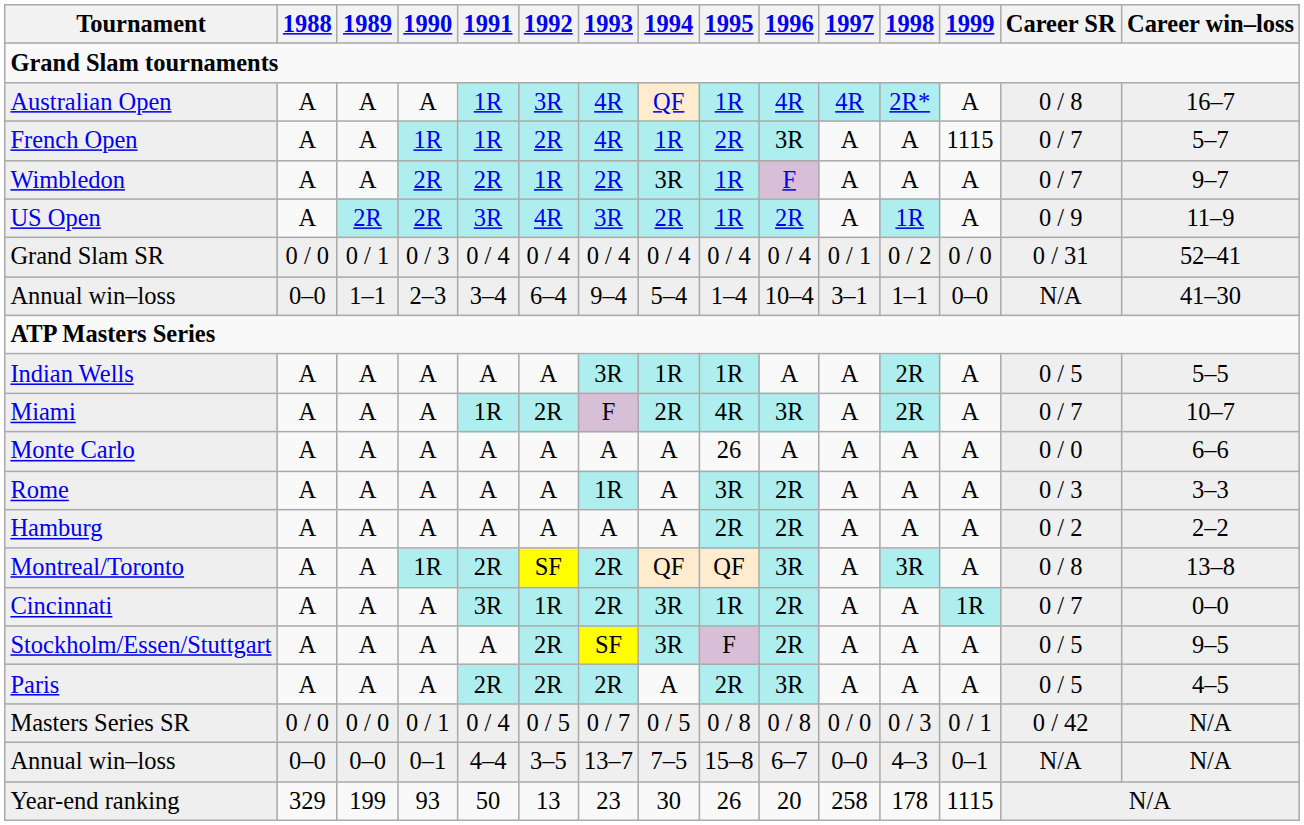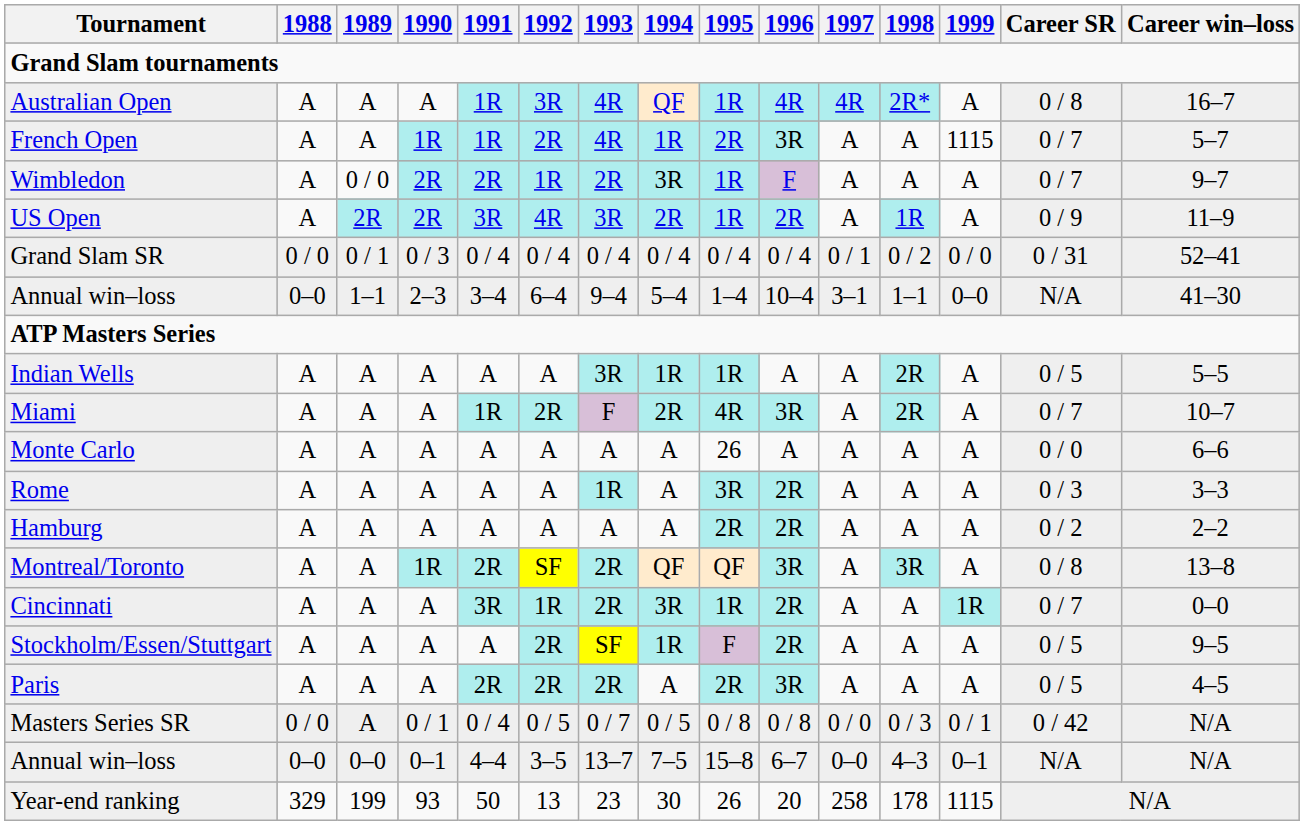(368, 179) A -> (368, 179) 0 / 0
(669, 645) 3R -> (669, 645) 1R
(368, 722) 0 / 0 -> (368, 722) A
